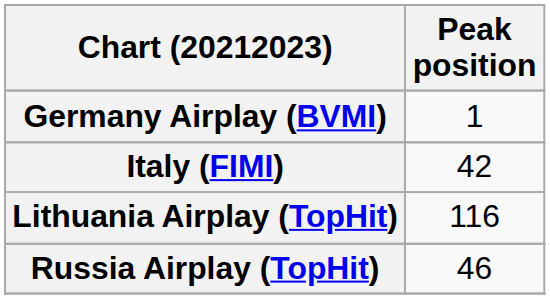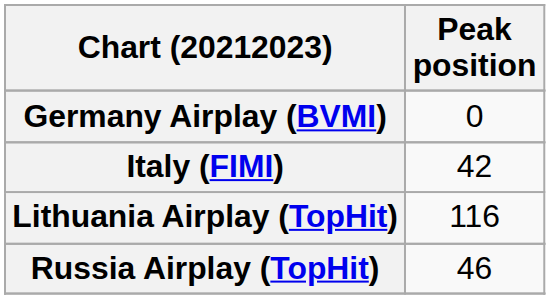(475, 116) 1 -> (475, 116) 0
